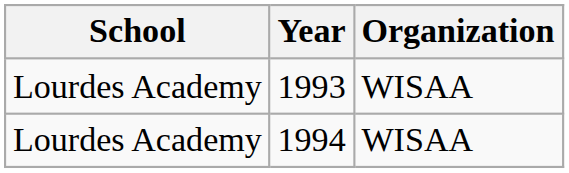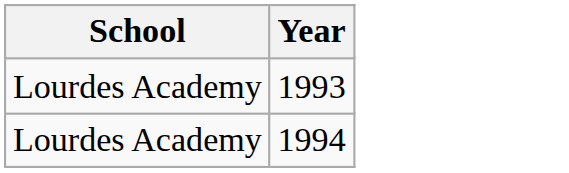- column: (458, 31)
